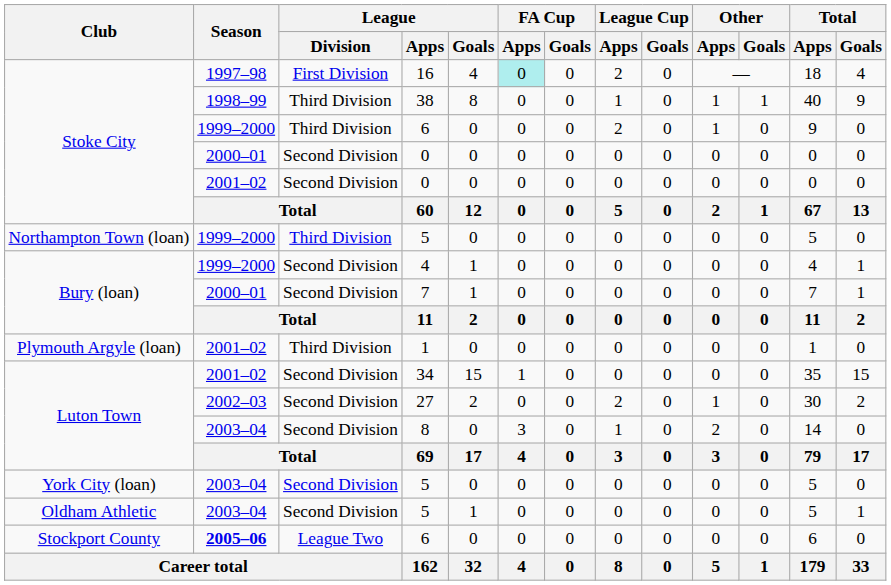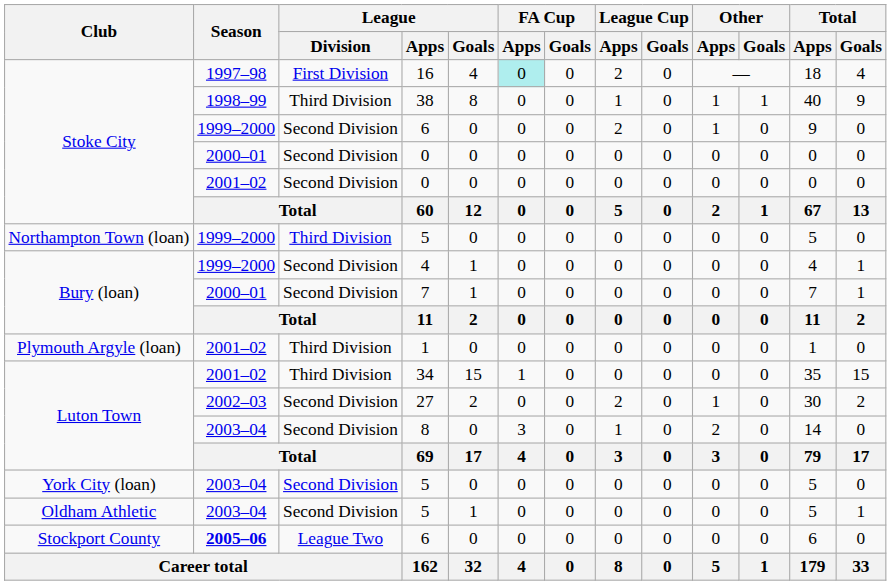(340, 127) Third Division -> (340, 127) Second Division
(340, 374) Second Division -> (340, 374) Third Division
